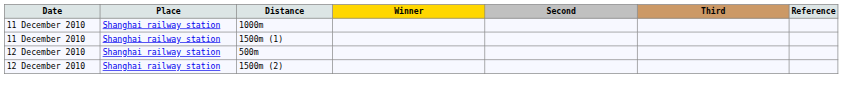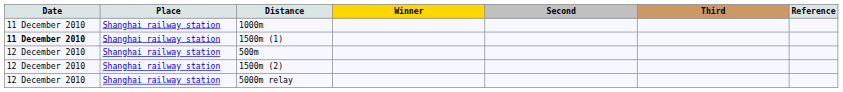(46, 39) normal -> (46, 39) bold
+ row: (266, 81)
